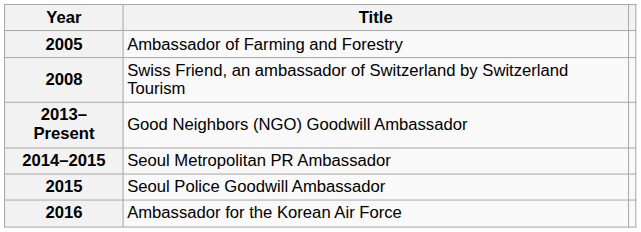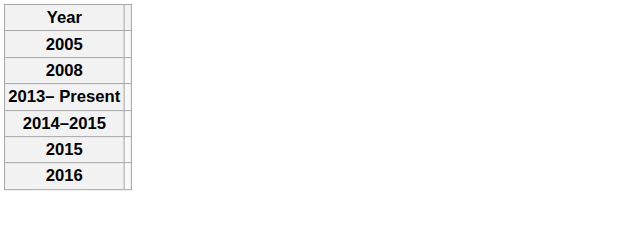- column: (376, 17)
